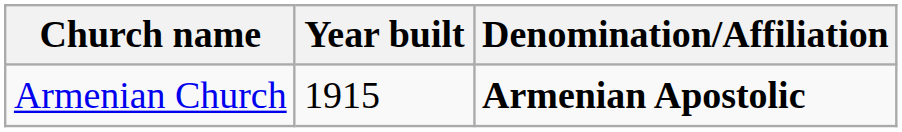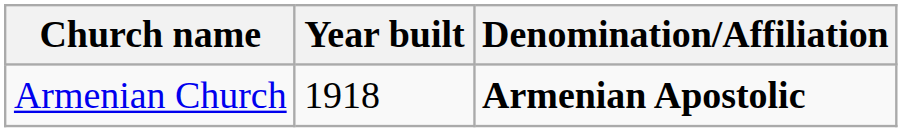(342, 94) 1915 -> (342, 94) 1918
